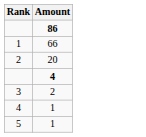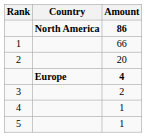+ column: (67, 12)
